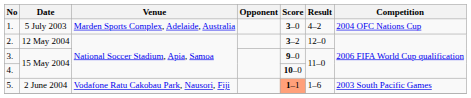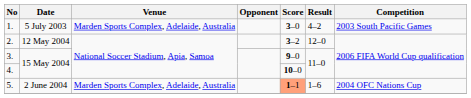(379, 26) 2004 OFC Nations Cup -> (384, 26) 2003 South Pacific Games
(152, 85) Vodafone Ratu Cakobau Park, Nausori, Fiji -> (155, 85) Marden Sports Complex, Adelaide, Australia
(384, 85) 2003 South Pacific Games -> (379, 85) 2004 OFC Nations Cup
